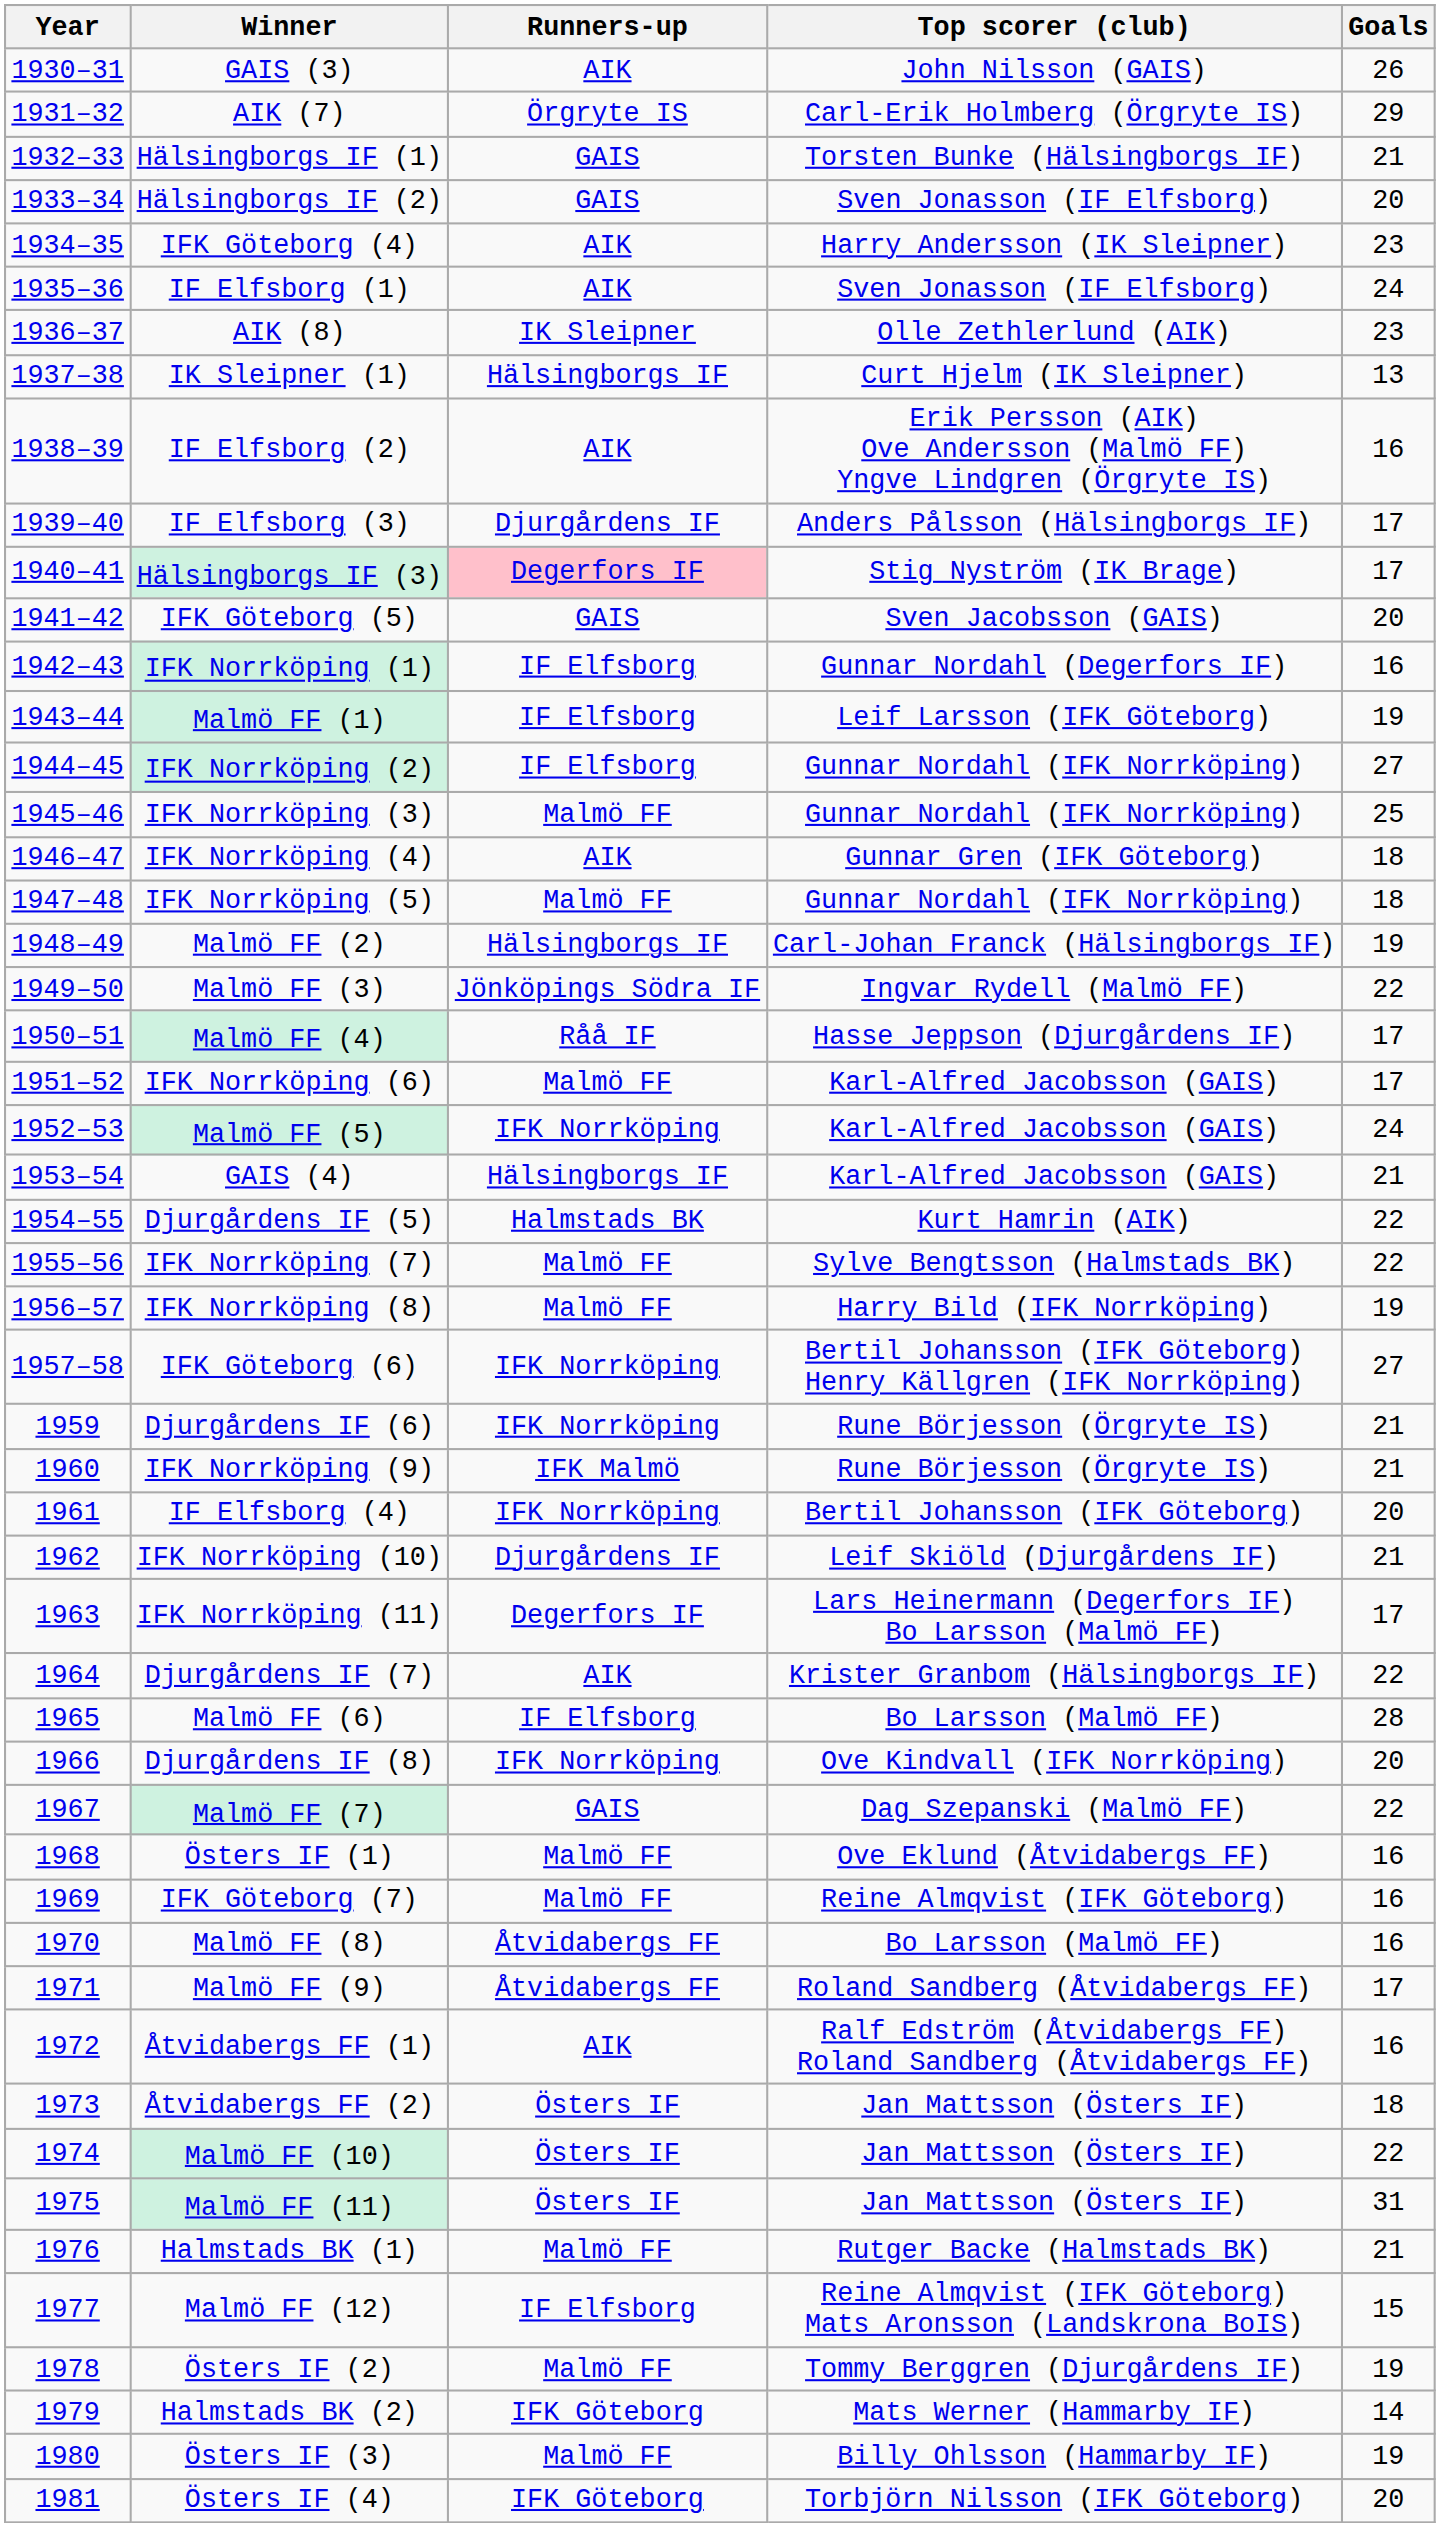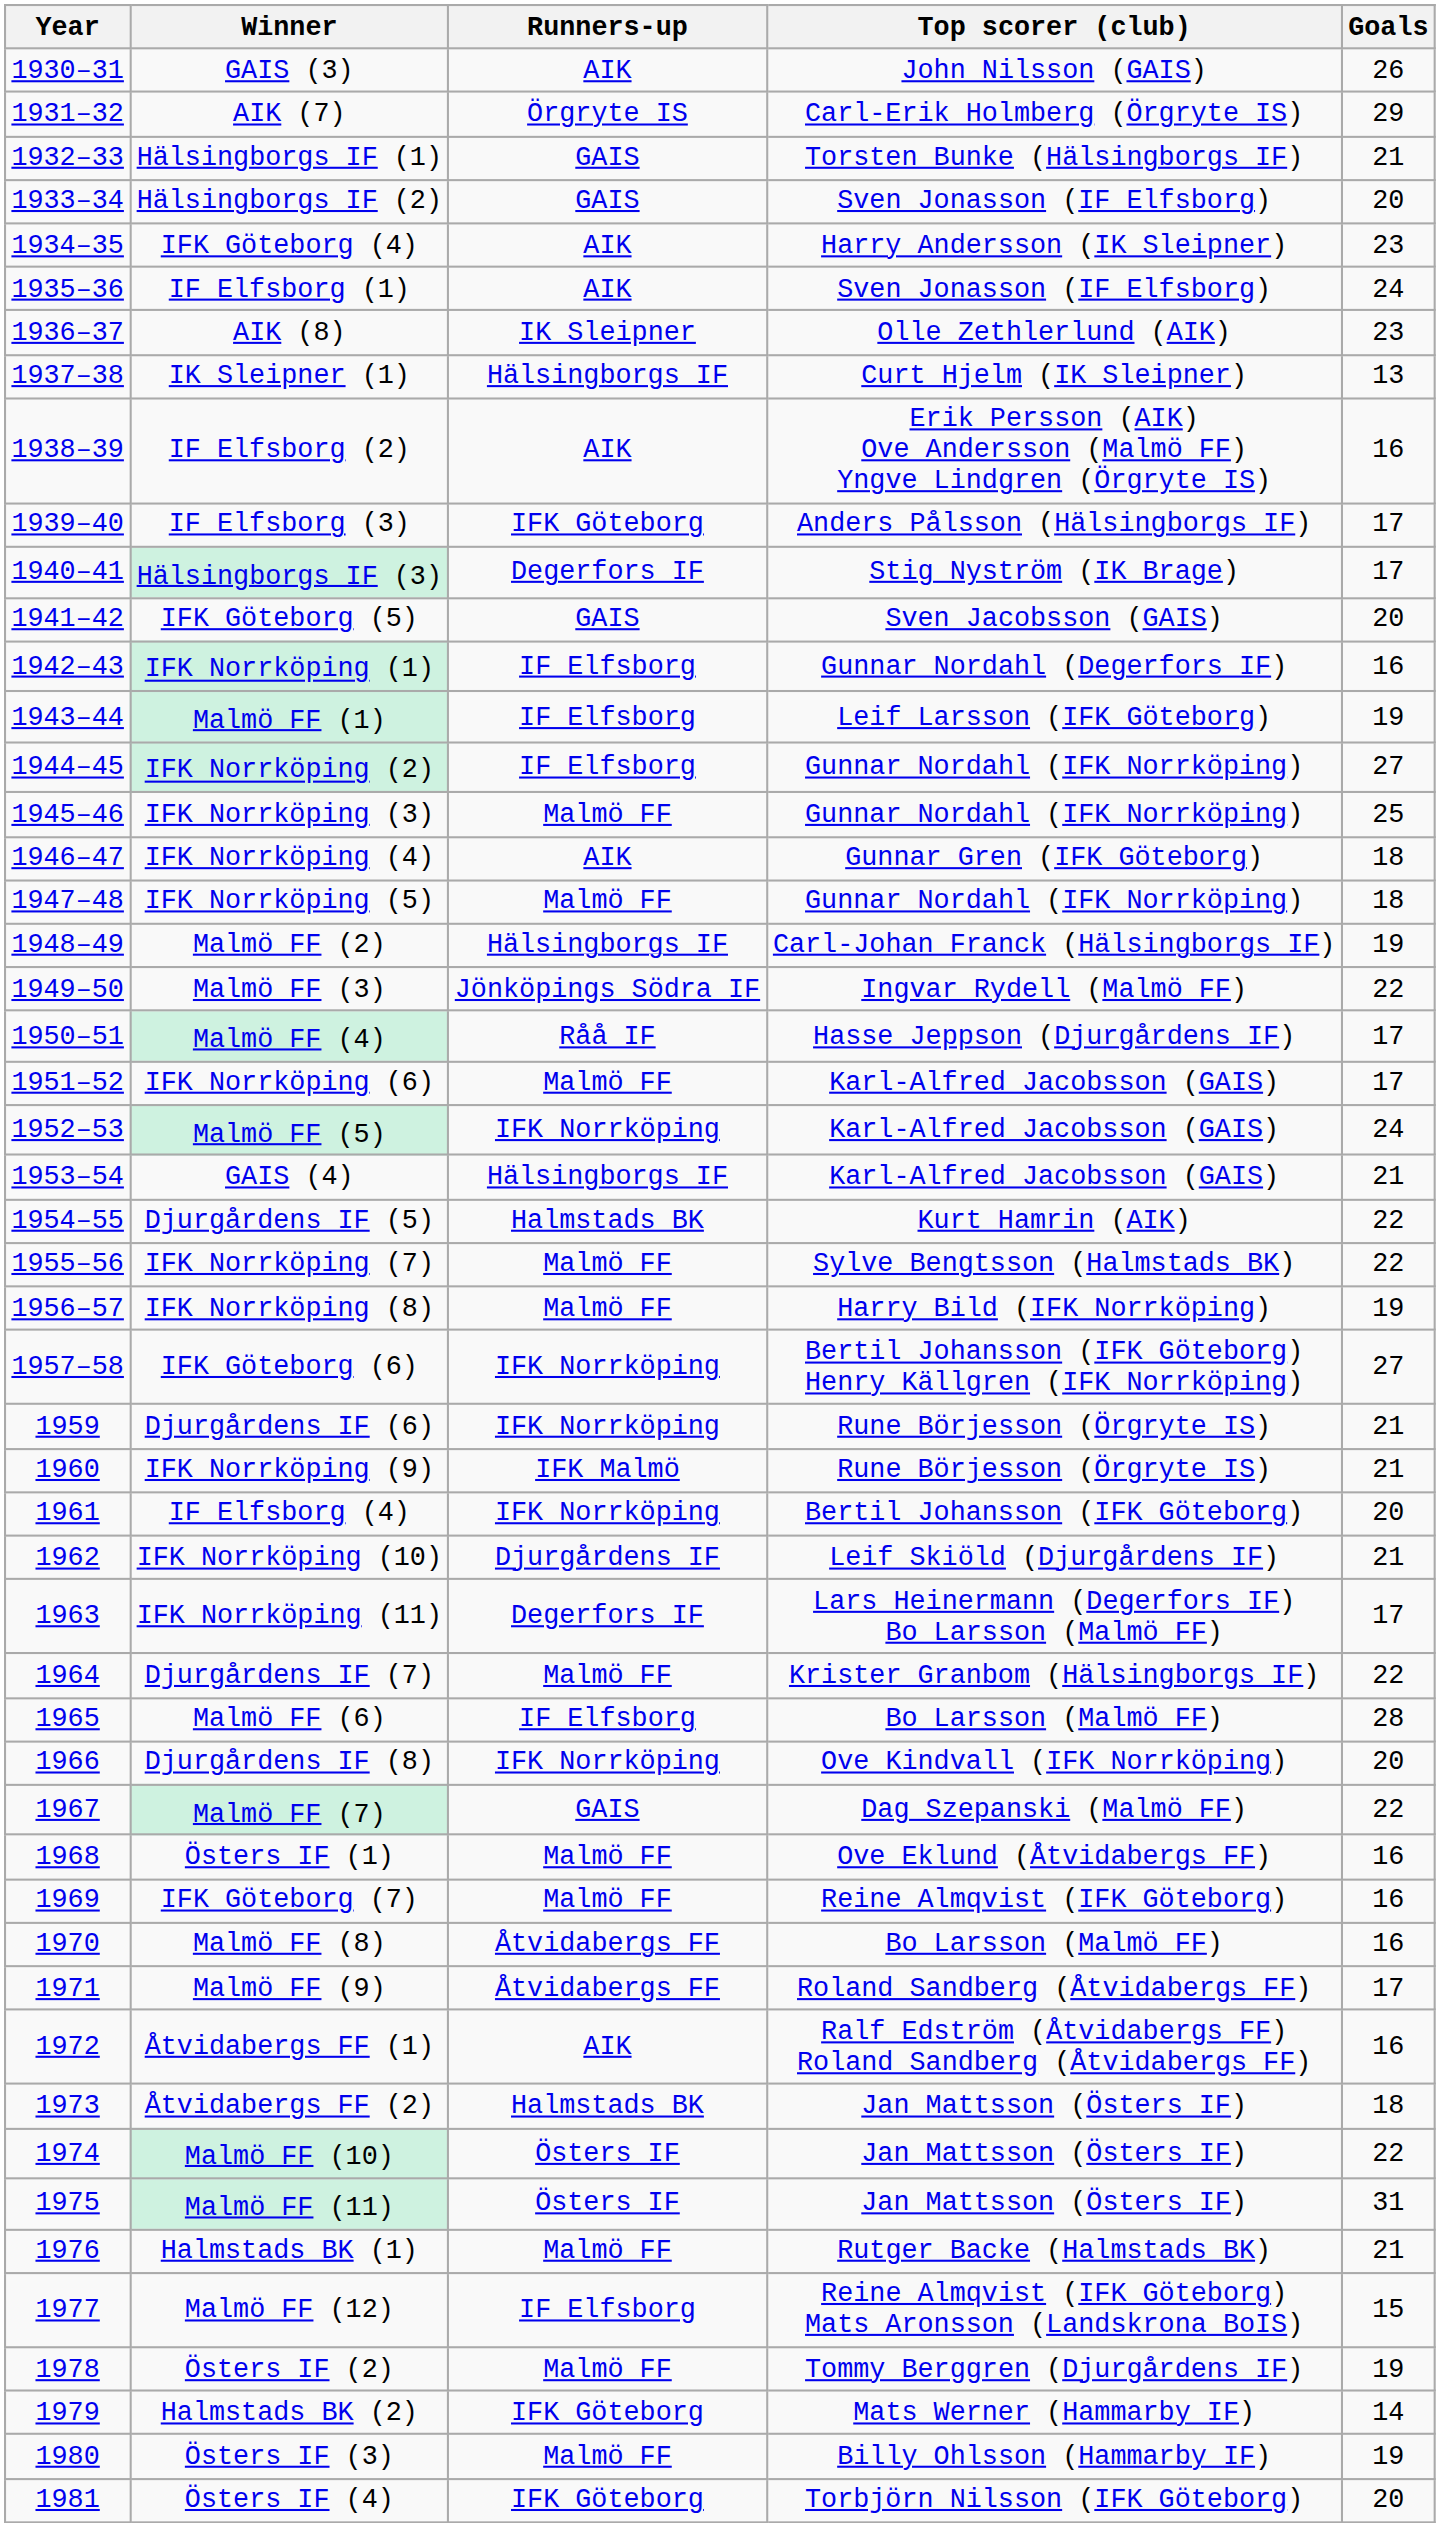(607, 525) Djurgårdens IF -> (607, 525) IFK Göteborg
(607, 572) pink background -> (607, 572) no background
(607, 1676) AIK -> (607, 1676) Malmö FF
(607, 2106) Östers IF -> (607, 2106) Halmstads BK
